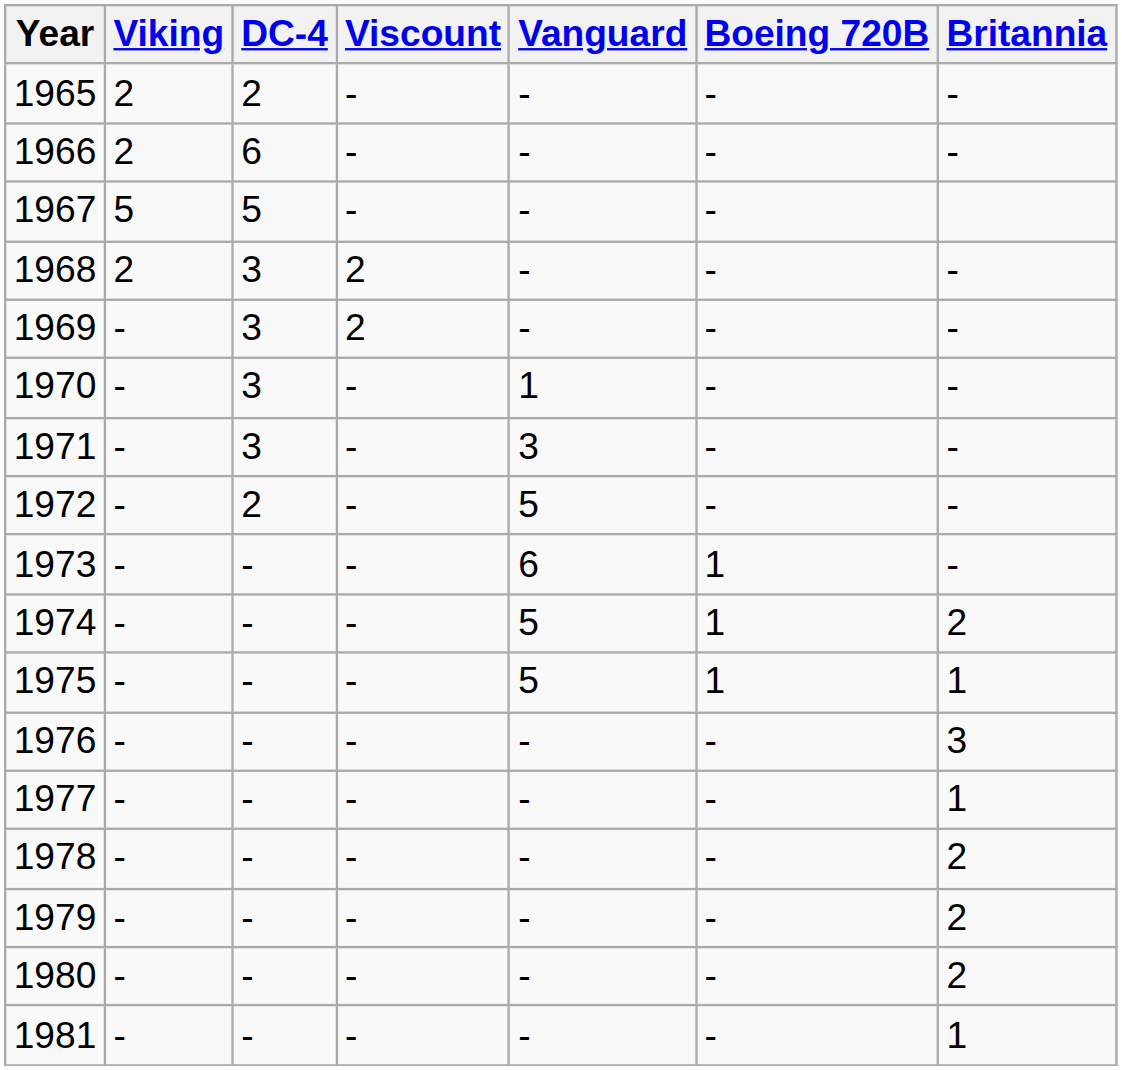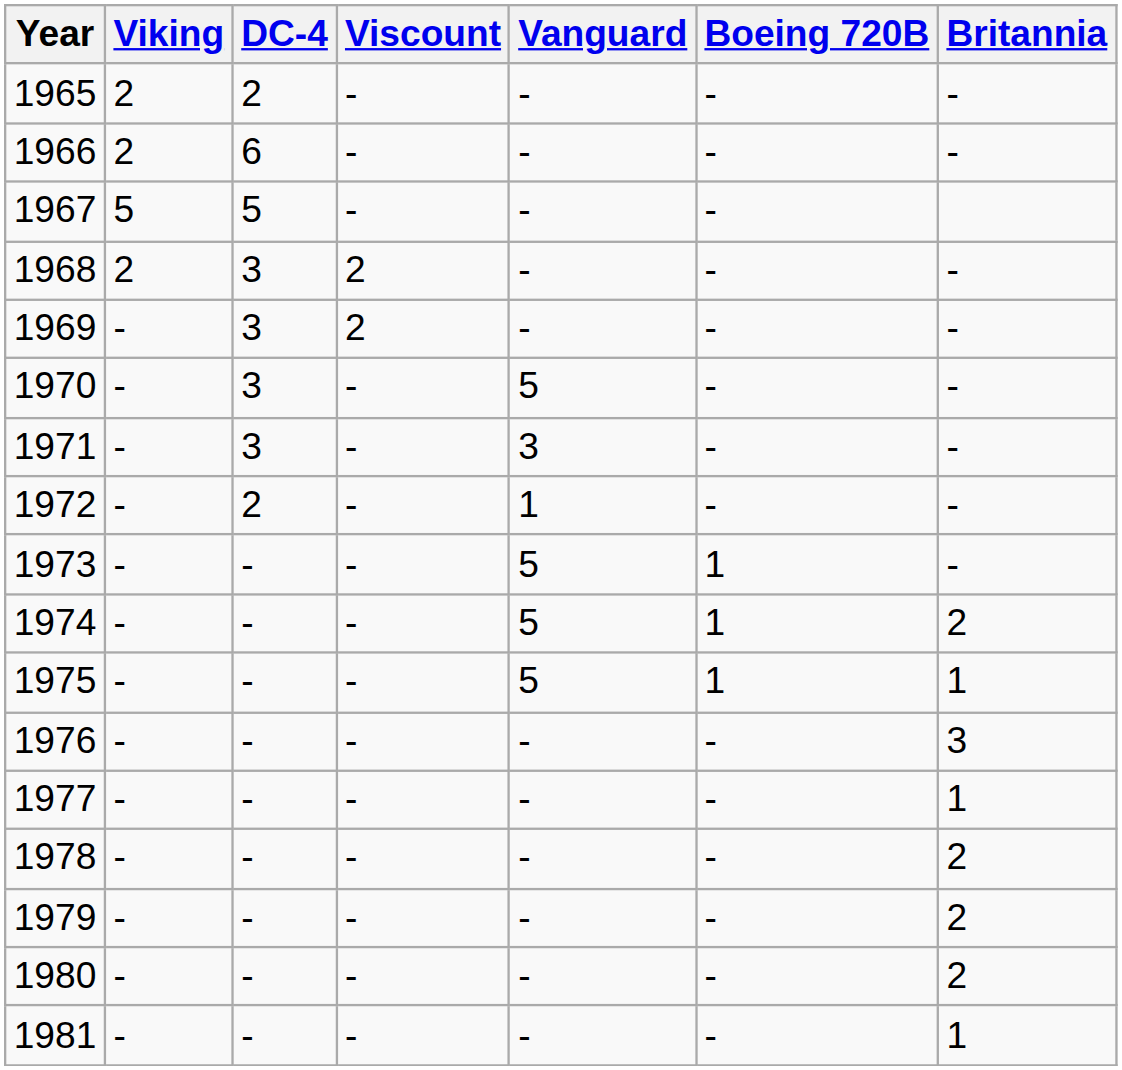(529, 387) 1 -> (529, 387) 5
(529, 504) 5 -> (529, 504) 1
(529, 563) 6 -> (529, 563) 5
